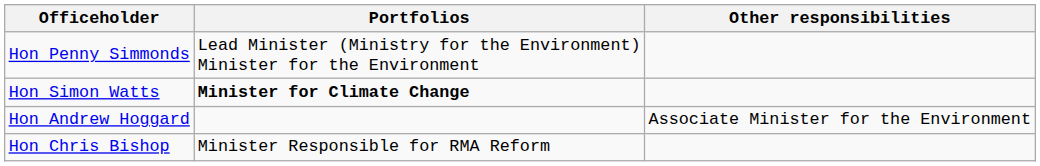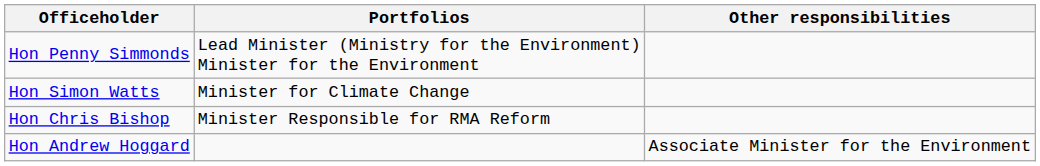(334, 92) bold -> (334, 92) normal
rows swapped: (89, 147) <-> (99, 120)
